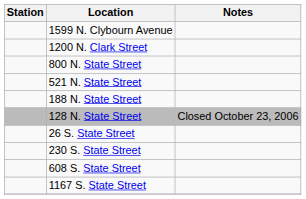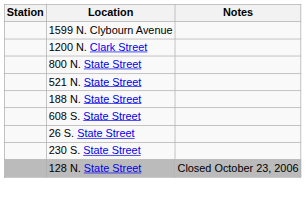rows swapped: (95, 116) <-> (95, 168)
- row: (97, 185)
